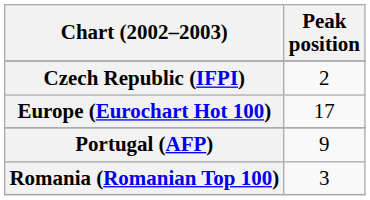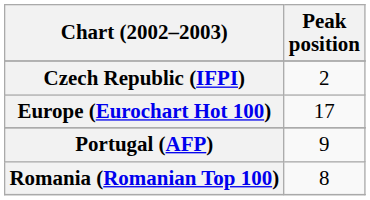(324, 177) 3 -> (324, 177) 8
